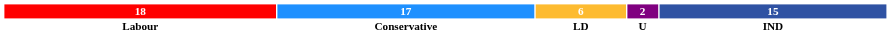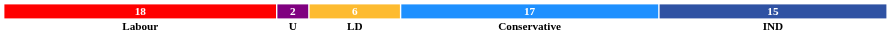columns swapped: (406, 11) <-> (643, 11)
